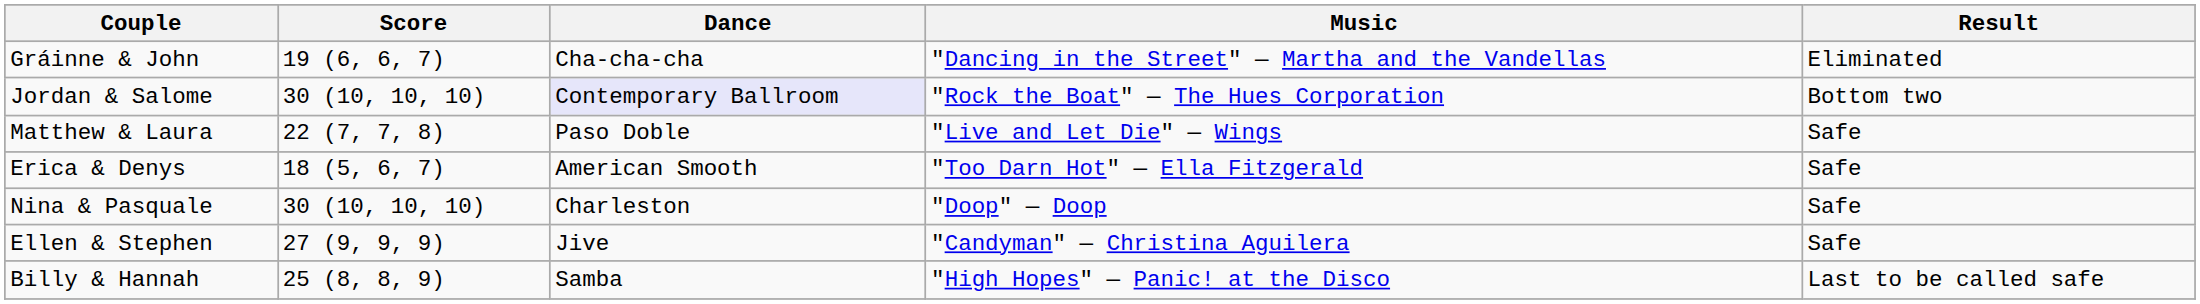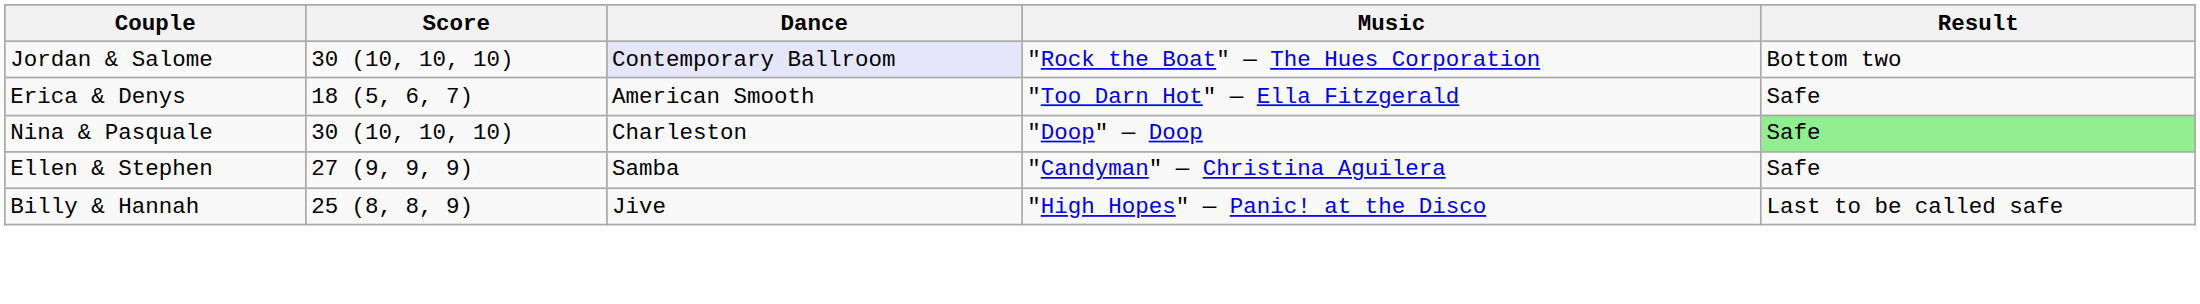- row: (105, 60)
- row: (111, 133)
(1834, 206) no background -> (1793, 133) lightgreen background
(582, 243) Jive -> (646, 170) Samba
(589, 280) Samba -> (639, 206) Jive
